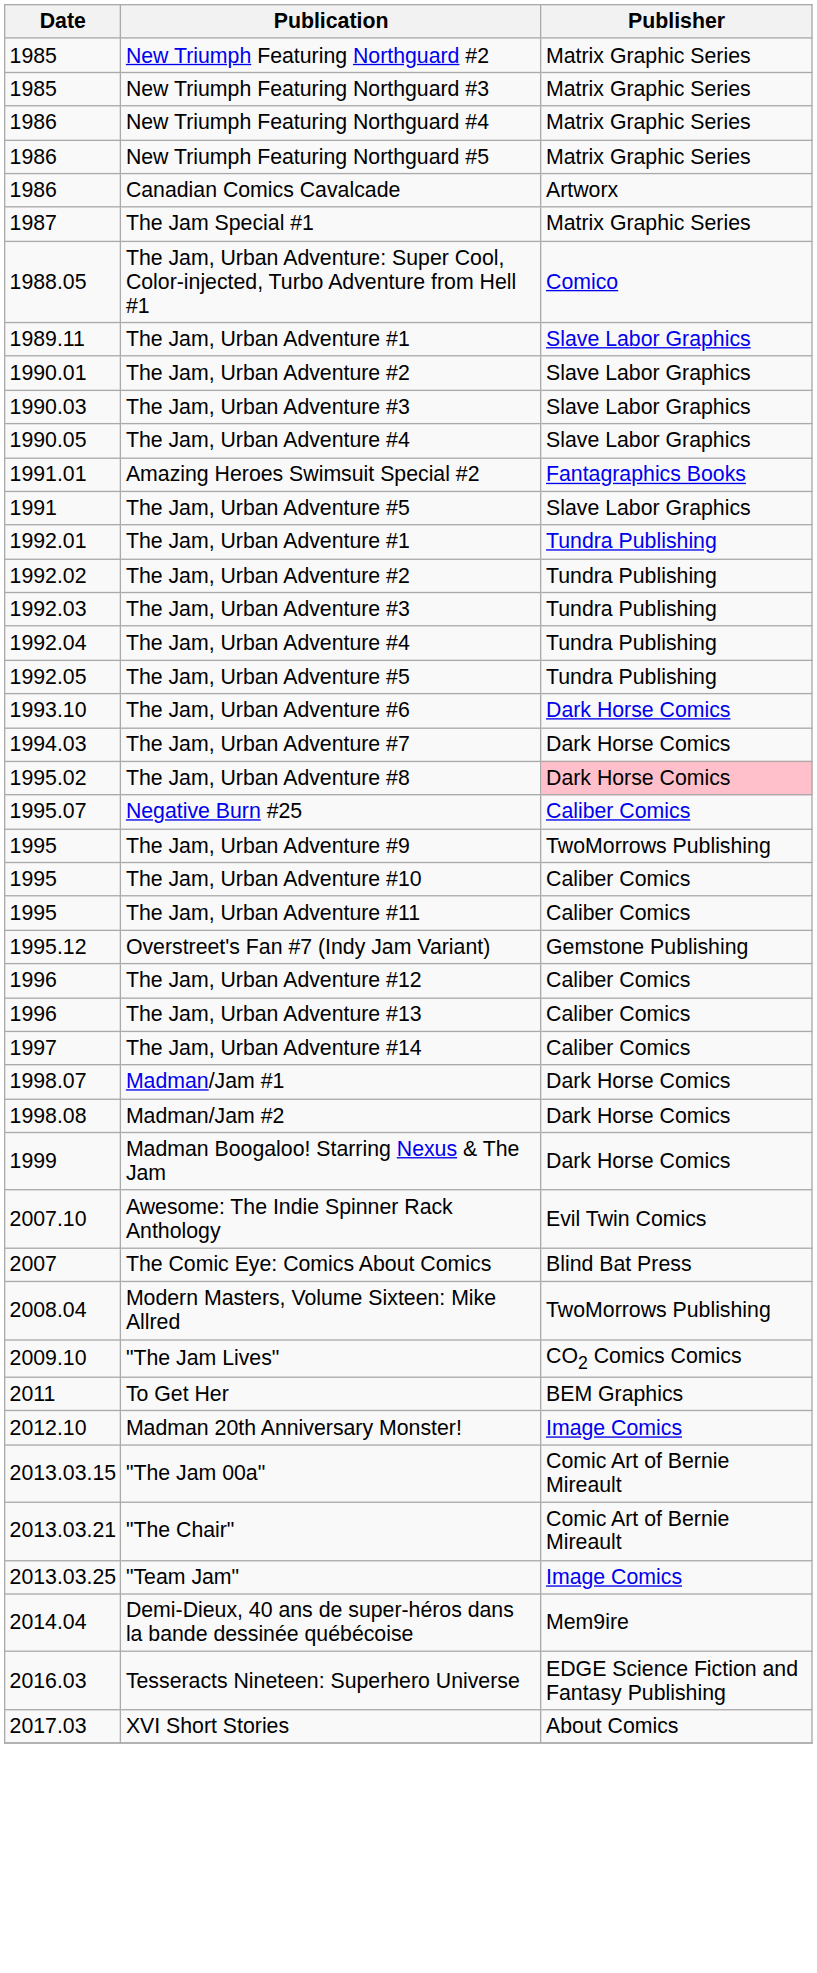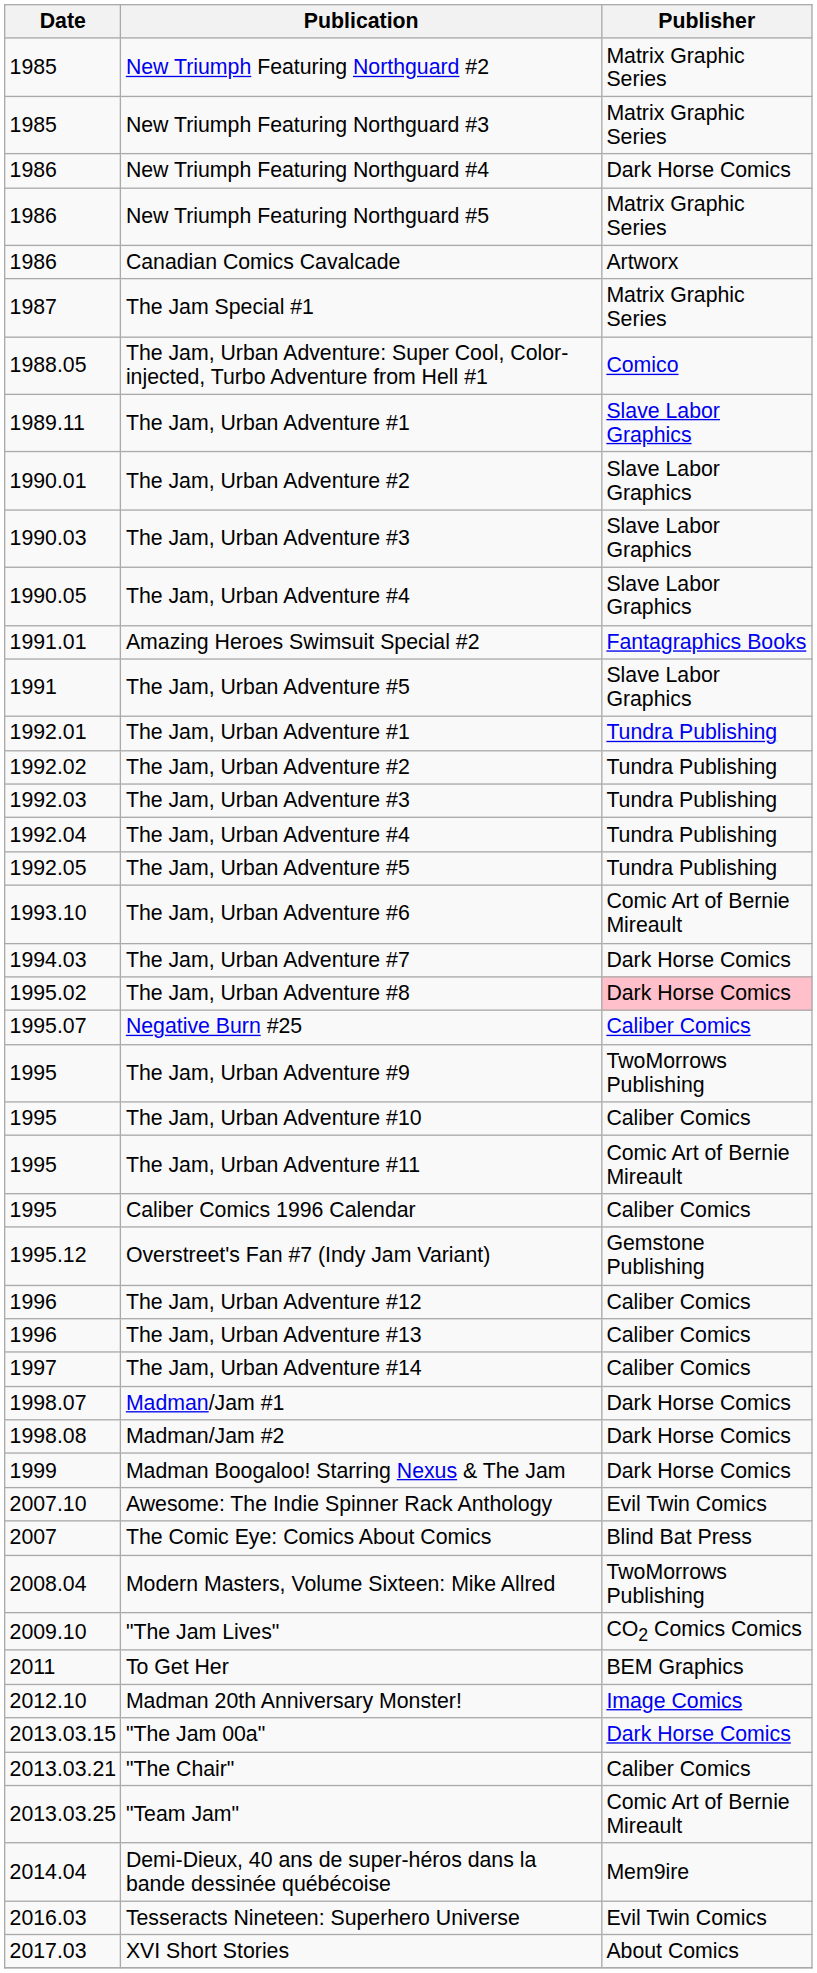(648, 122) Matrix Graphic Series -> (699, 170) Dark Horse Comics
(638, 710) Dark Horse Comics -> (698, 913) Comic Art of Bernie Mireault
(618, 912) Caliber Comics -> (698, 1164) Comic Art of Bernie Mireault
+ row: (33, 1210)
(638, 1473) Comic Art of Bernie Mireault -> (699, 1734) Dark Horse Comics
(638, 1531) Comic Art of Bernie Mireault -> (679, 1768) Caliber Comics
(614, 1576) Image Comics -> (698, 1814) Comic Art of Bernie Mireault
(672, 1680) EDGE Science Fiction and Fantasy Publishing -> (687, 1917) Evil Twin Comics
